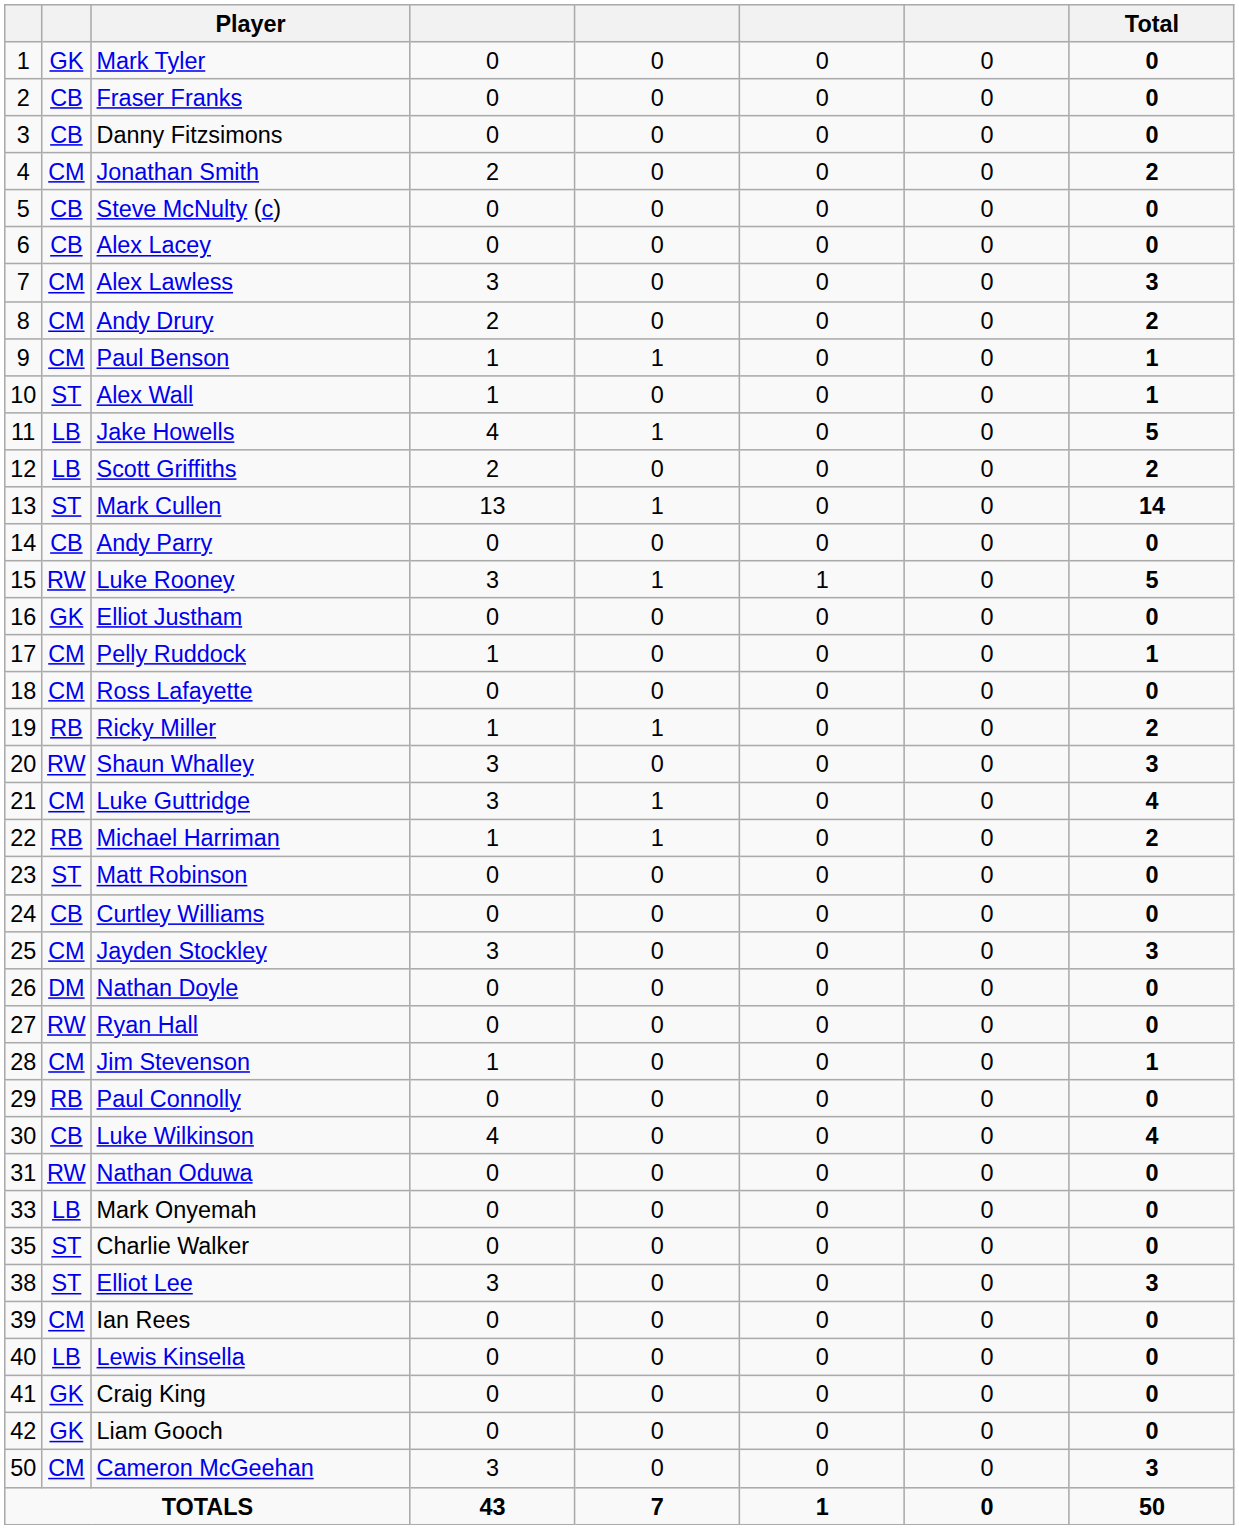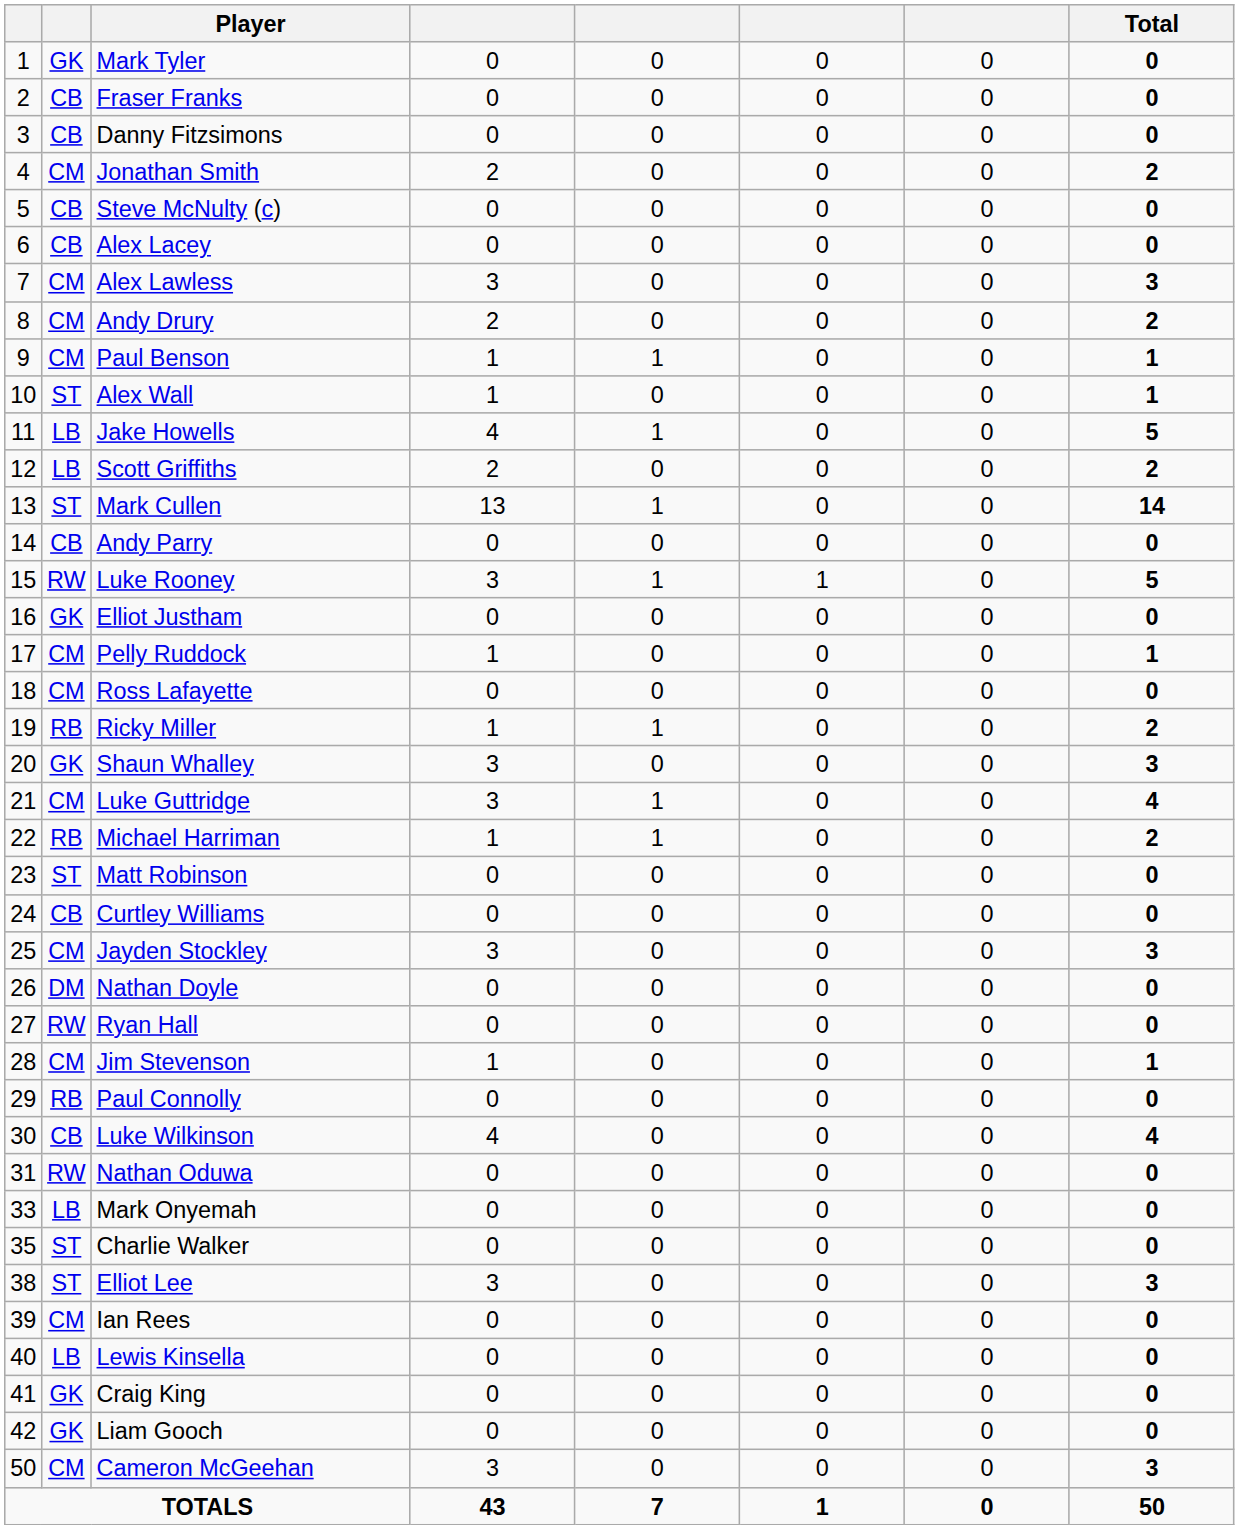(66, 765) RW -> (66, 765) GK
